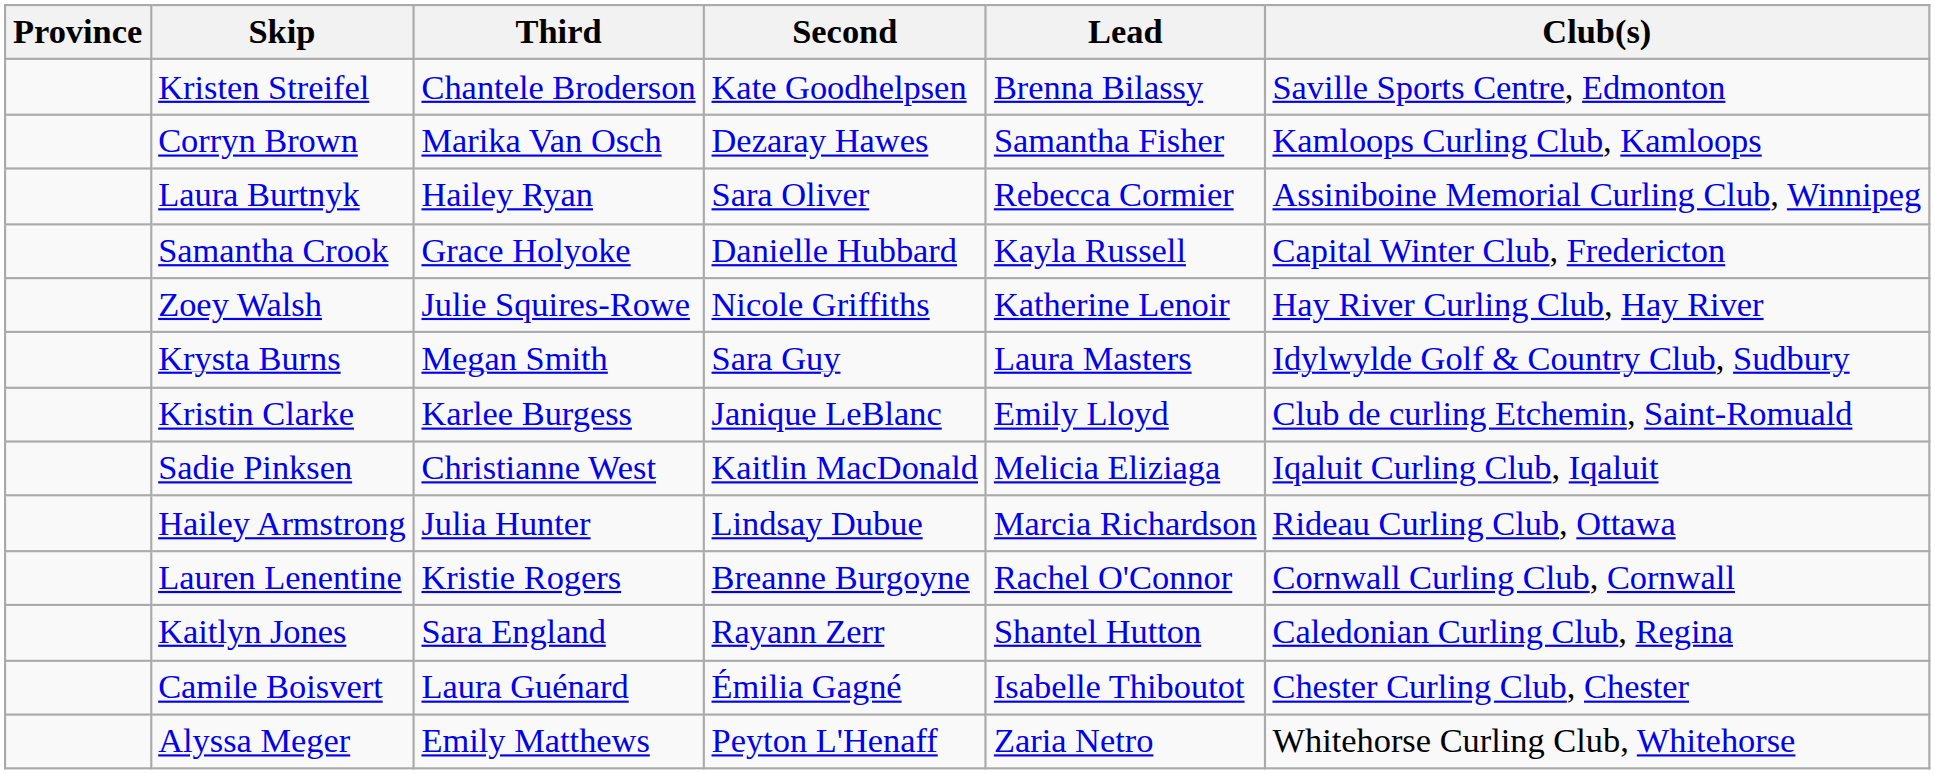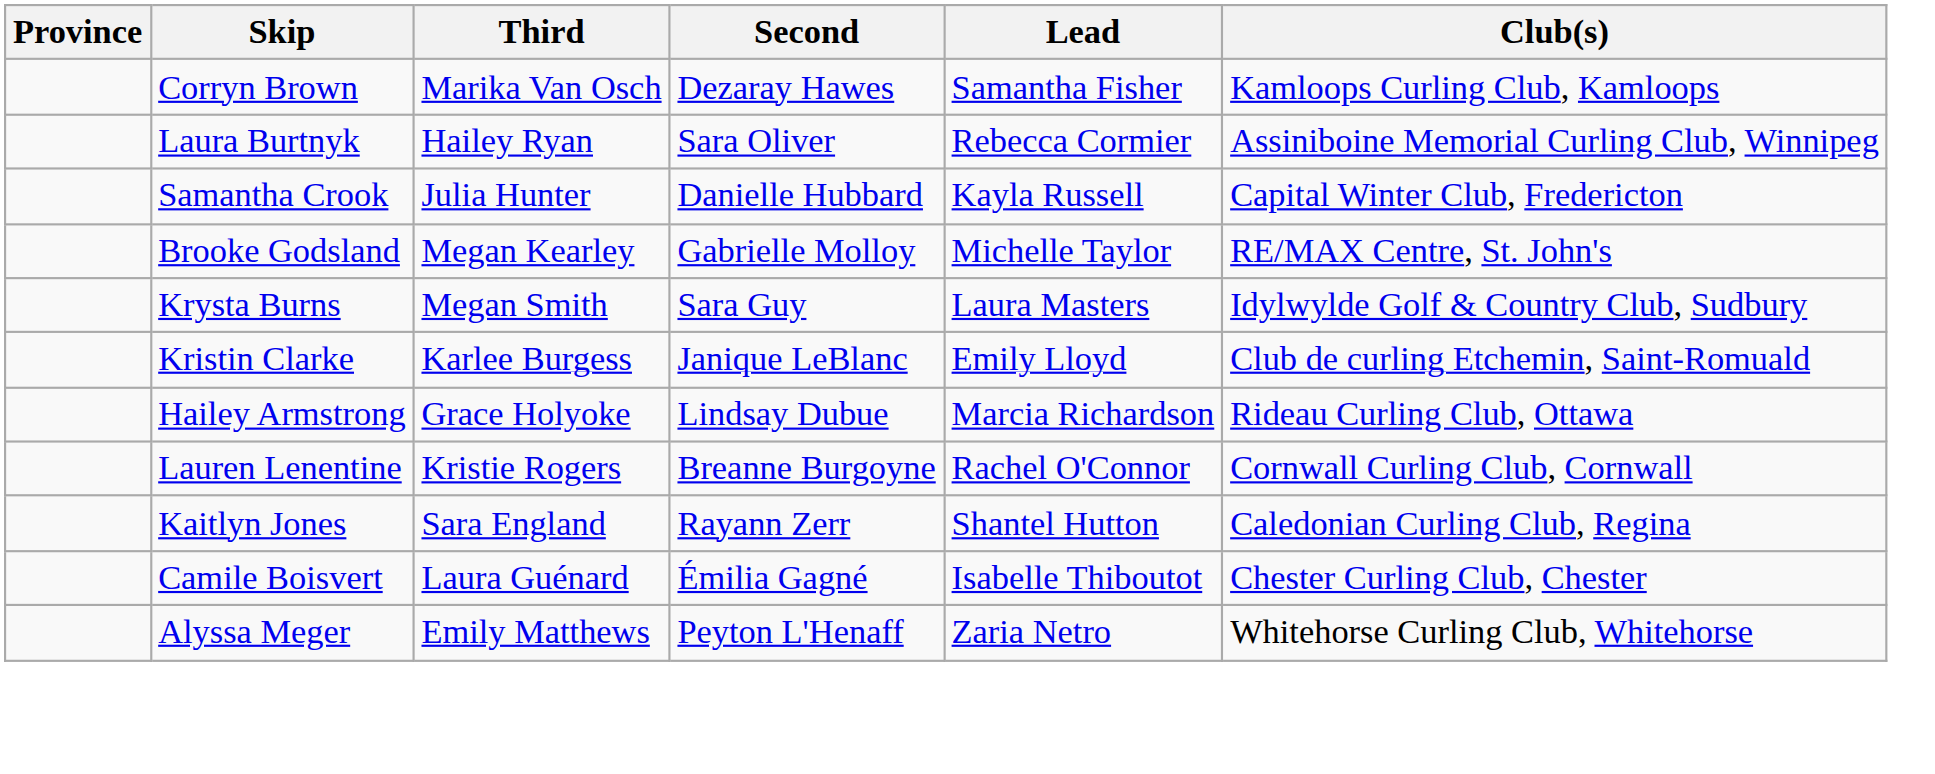- row: (264, 86)
(526, 250) Grace Holyoke -> (506, 195) Julia Hunter
+ row: (279, 250)
- row: (240, 304)
- row: (255, 468)
(506, 522) Julia Hunter -> (526, 413) Grace Holyoke
